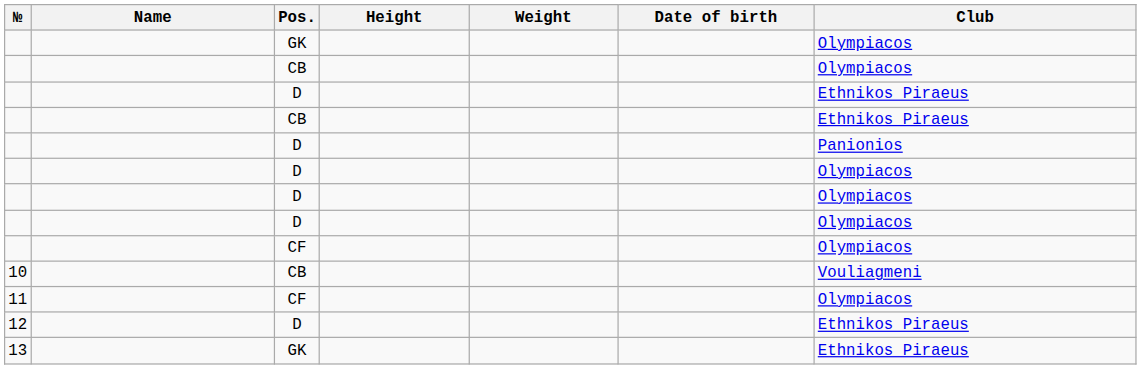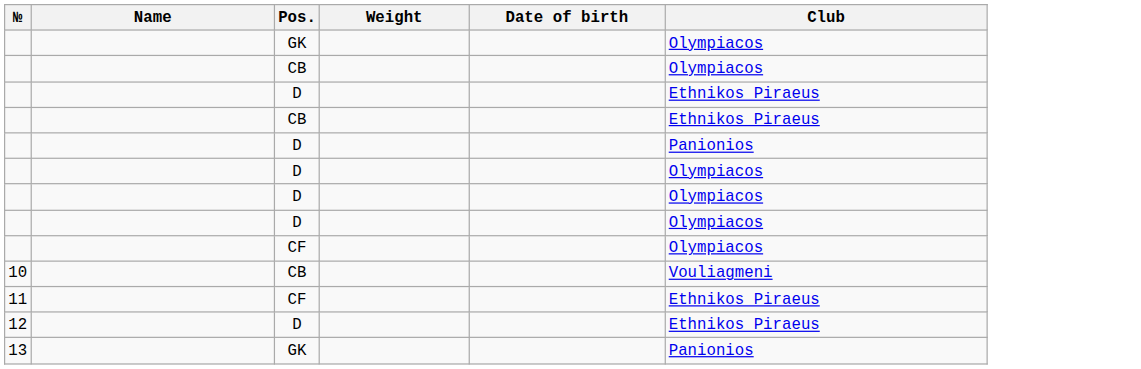- column: (394, 17)
(865, 299) Olympiacos -> (744, 299) Ethnikos Piraeus
(893, 351) Ethnikos Piraeus -> (711, 351) Panionios
